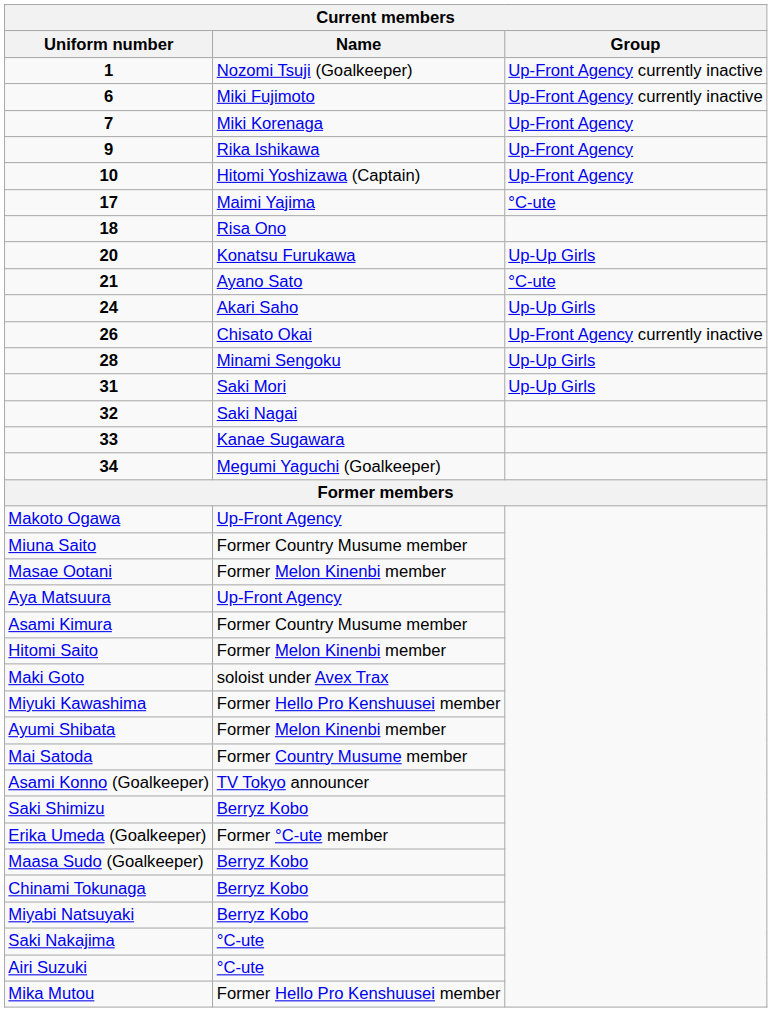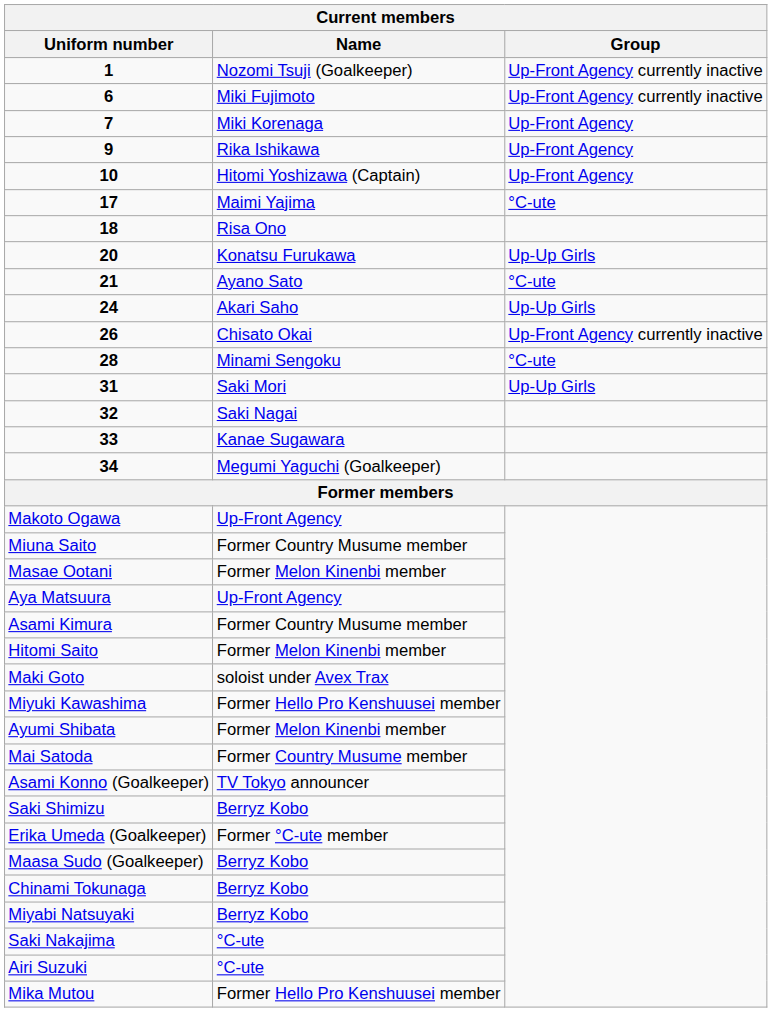(552, 360) Up-Up Girls -> (532, 360) °C-ute
